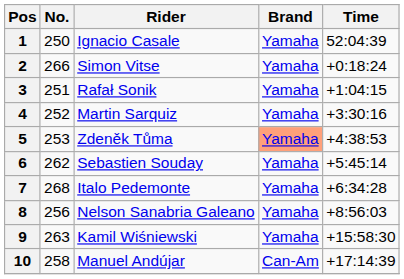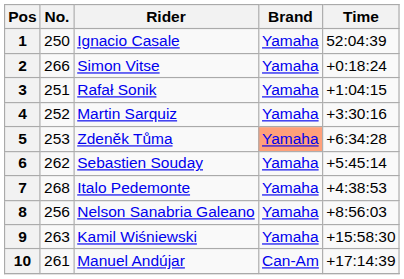(357, 139) +4:38:53 -> (357, 139) +6:34:28
(357, 187) +6:34:28 -> (357, 187) +4:38:53
(57, 261) 258 -> (57, 261) 261
